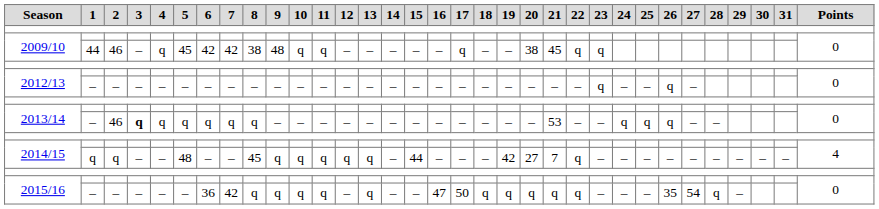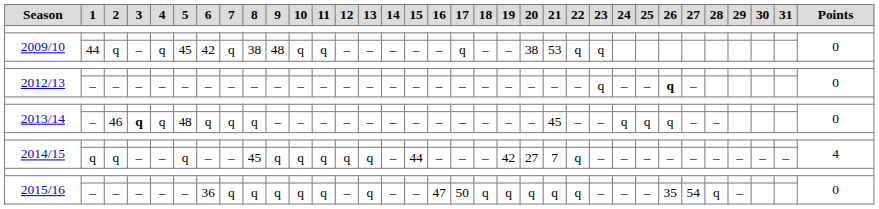(116, 50) 46 -> (116, 50) q
(231, 50) 42 -> (231, 50) q
(555, 50) 45 -> (555, 50) 53
(670, 86) normal -> (670, 86) bold
(185, 122) q -> (185, 122) 48
(555, 122) 53 -> (555, 122) 45
(185, 157) 48 -> (185, 157) q
(231, 193) 42 -> (231, 193) q
